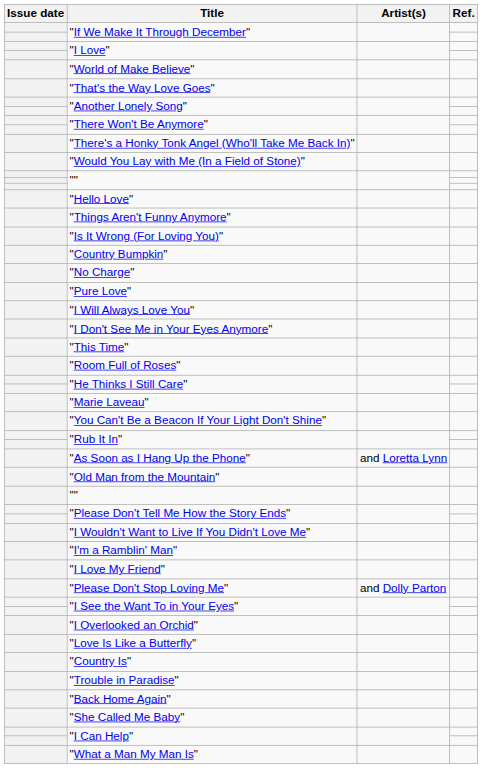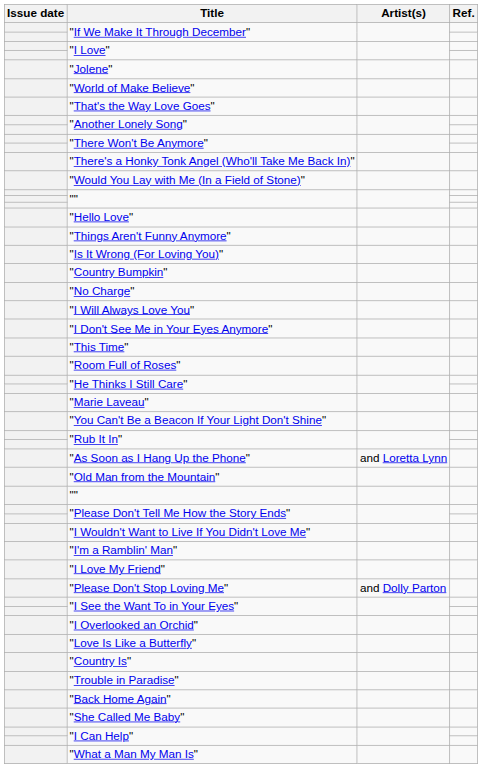+ row: (91, 69)
- row: (100, 291)
